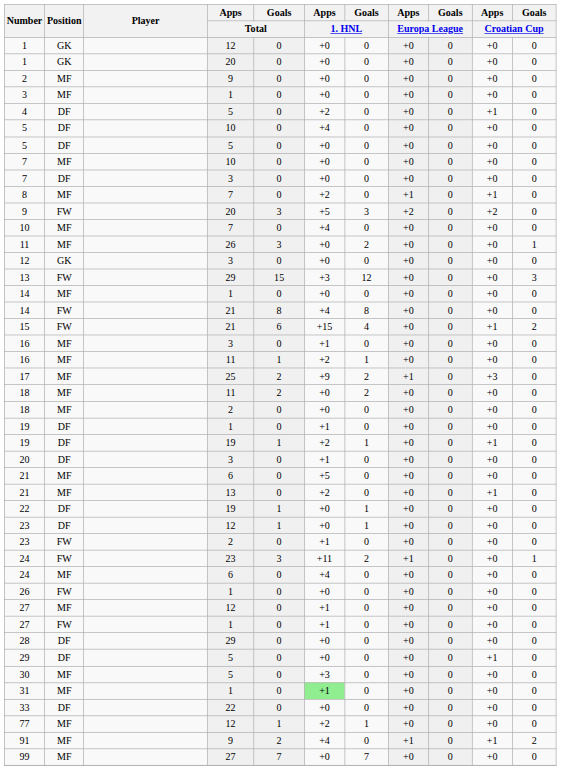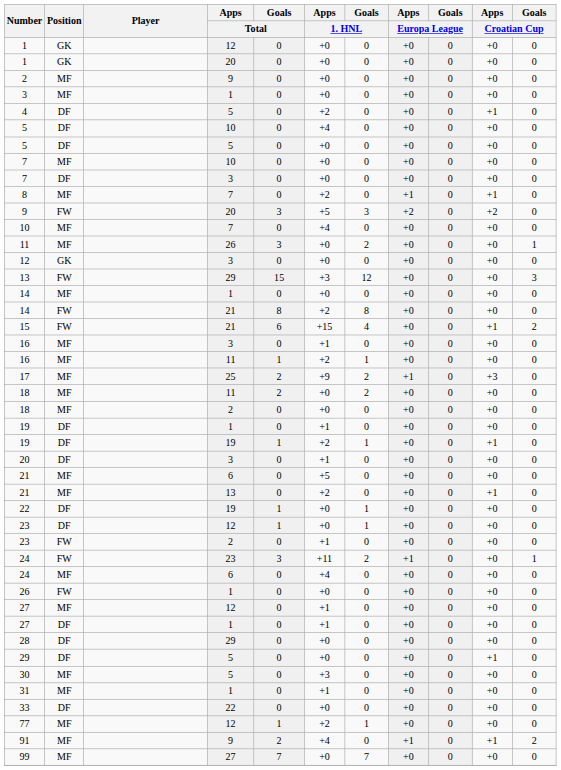(324, 310) +4 -> (324, 310) +2
(64, 624) FW -> (64, 624) DF
(324, 691) lightgreen background -> (324, 691) no background
